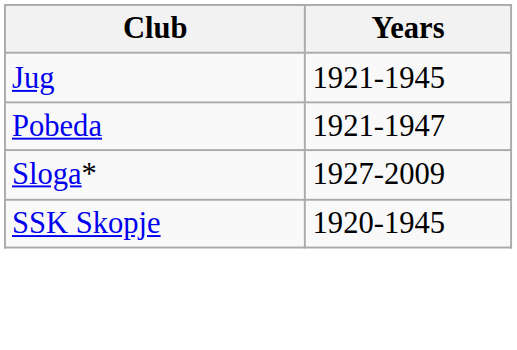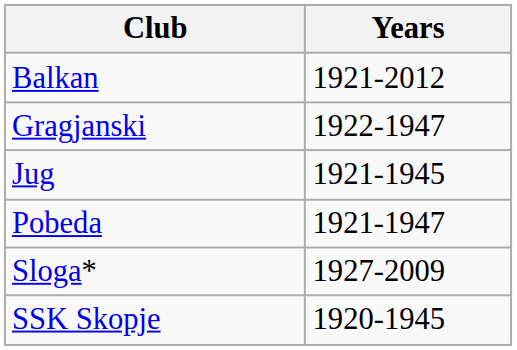+ row: (55, 77)
+ row: (79, 125)
